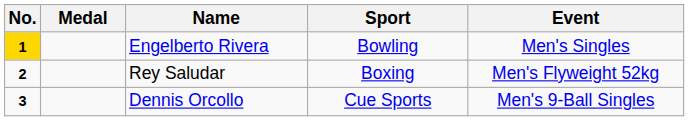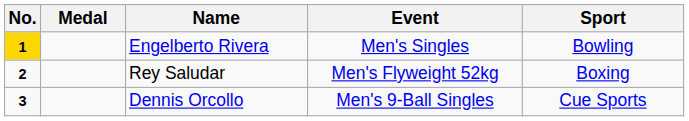columns swapped: (388, 18) <-> (576, 18)
